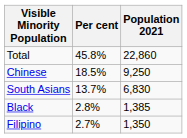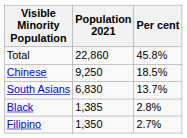columns swapped: (151, 26) <-> (97, 26)
